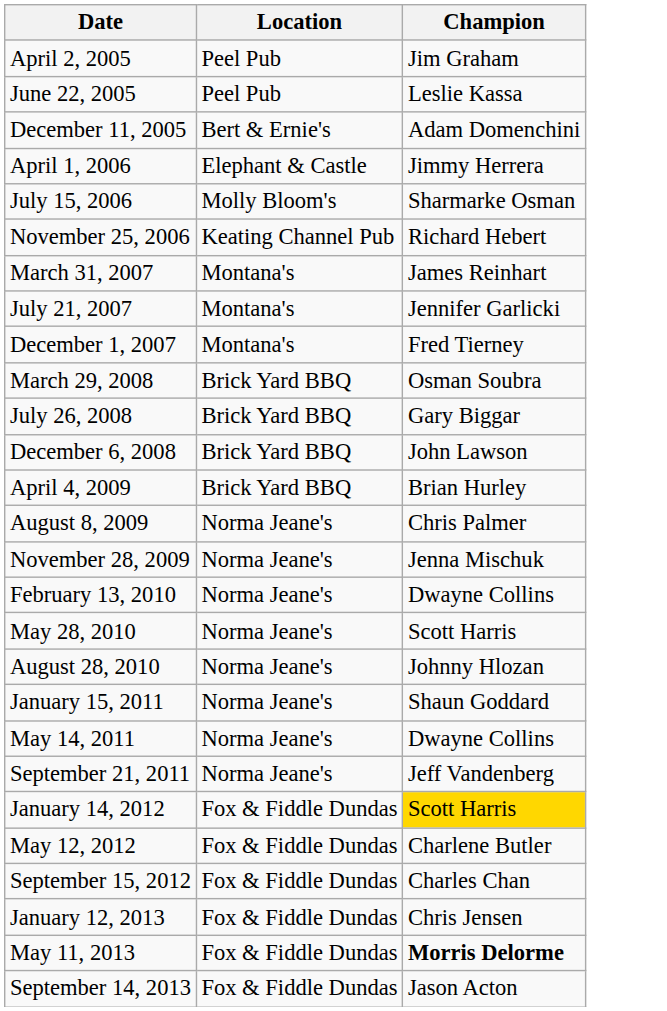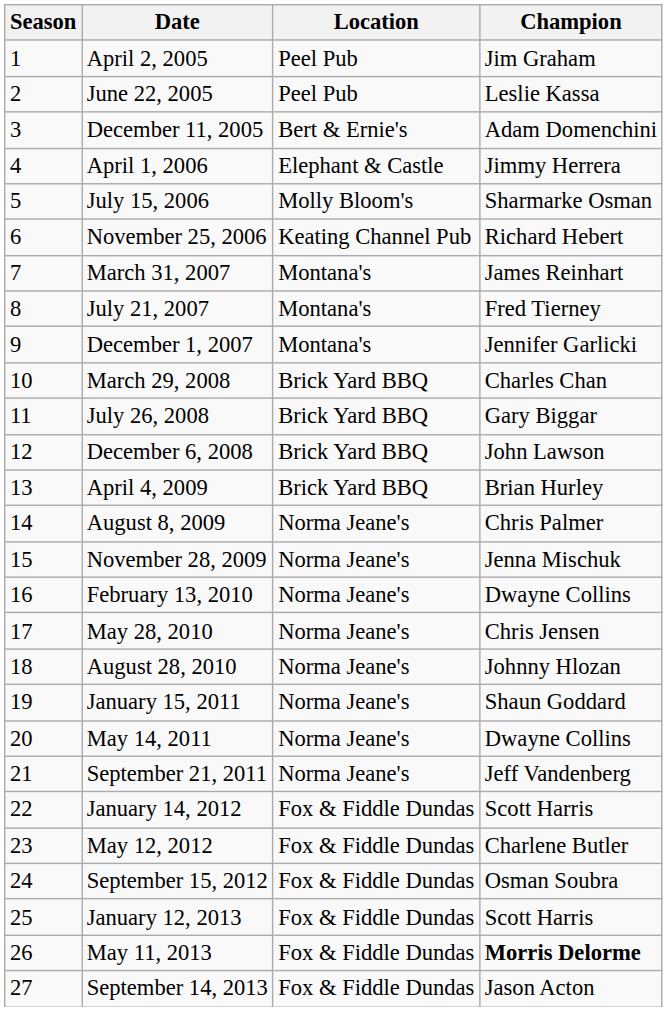+ column: (43, 22)
(484, 308) Jennifer Garlicki -> (543, 308) Fred Tierney
(466, 344) Fred Tierney -> (561, 344) Jennifer Garlicki
(475, 380) Osman Soubra -> (546, 380) Charles Chan
(462, 630) Scott Harris -> (542, 630) Chris Jensen
(462, 809) gold background -> (539, 809) no background
(469, 881) Charles Chan -> (552, 881) Osman Soubra
(465, 916) Chris Jensen -> (539, 916) Scott Harris
